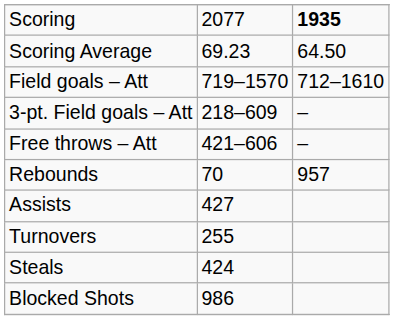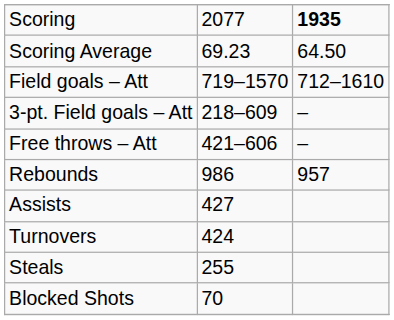(212, 174) 70 -> (218, 174) 986
(218, 236) 255 -> (218, 236) 424
(218, 267) 424 -> (218, 267) 255
(218, 298) 986 -> (212, 298) 70
